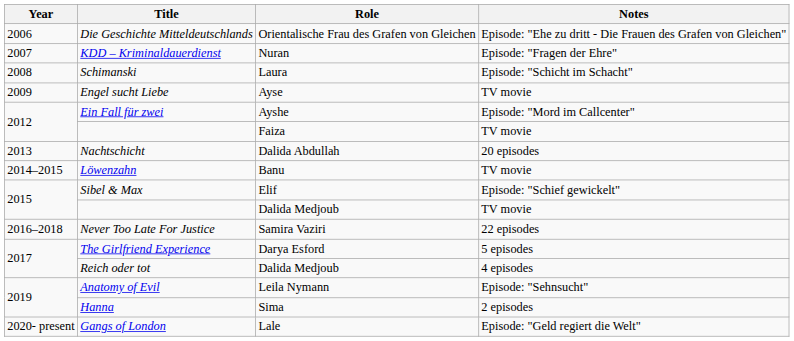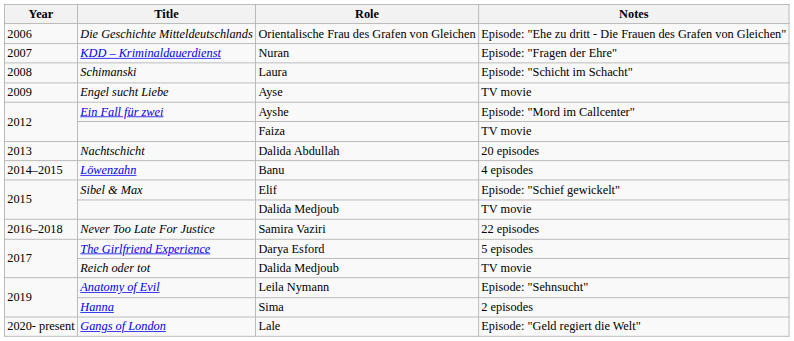(506, 170) TV movie -> (507, 170) 4 episodes
(507, 268) 4 episodes -> (506, 268) TV movie
